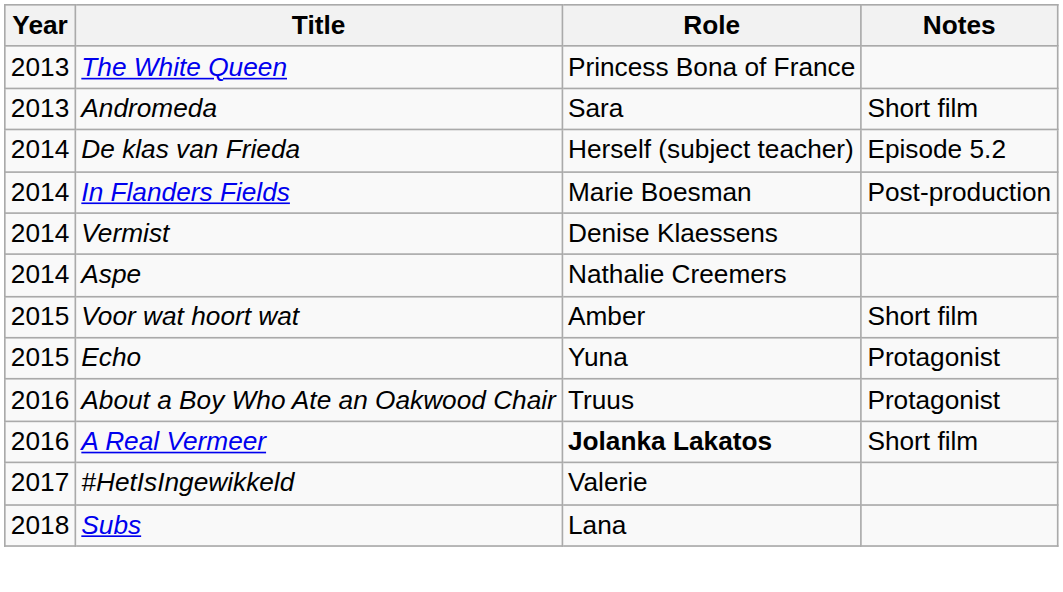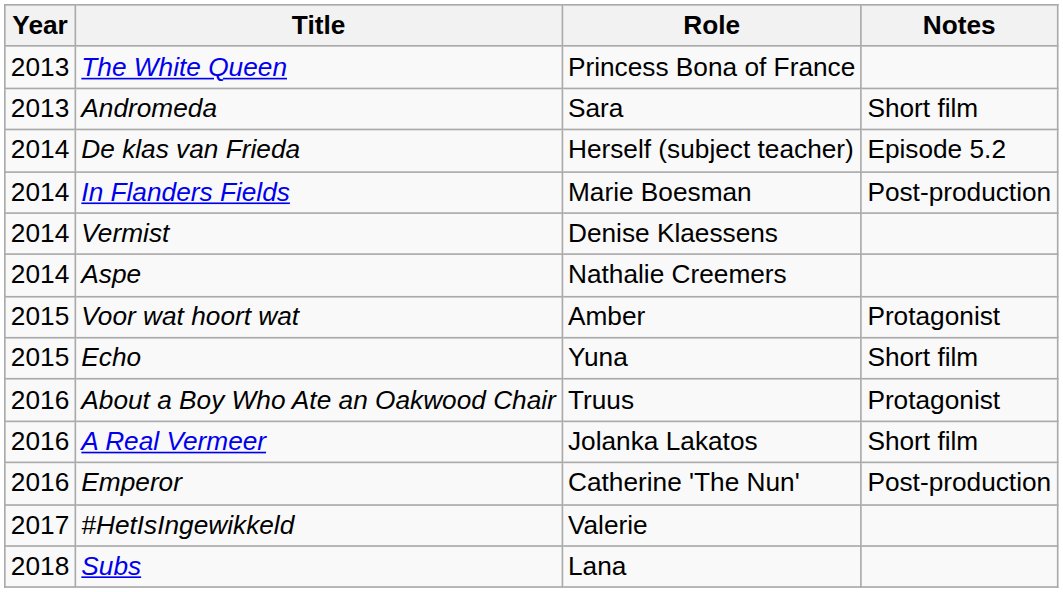(923, 316) Short film -> (934, 316) Protagonist
(934, 358) Protagonist -> (923, 358) Short film
(670, 441) bold -> (663, 441) normal
+ row: (132, 483)
